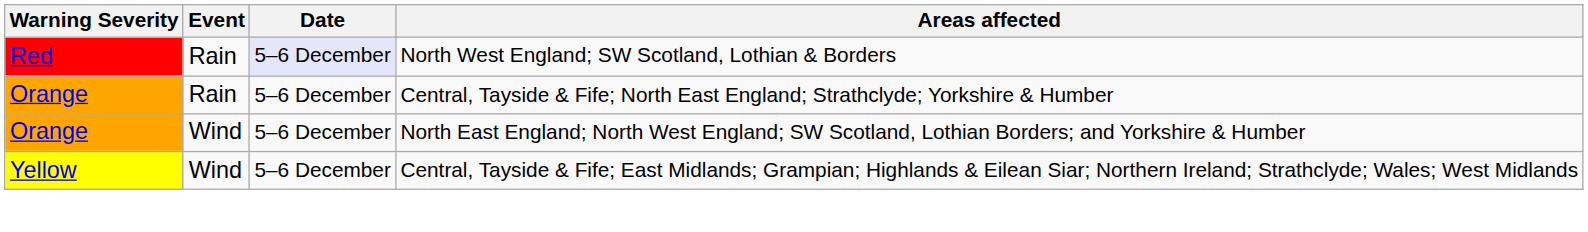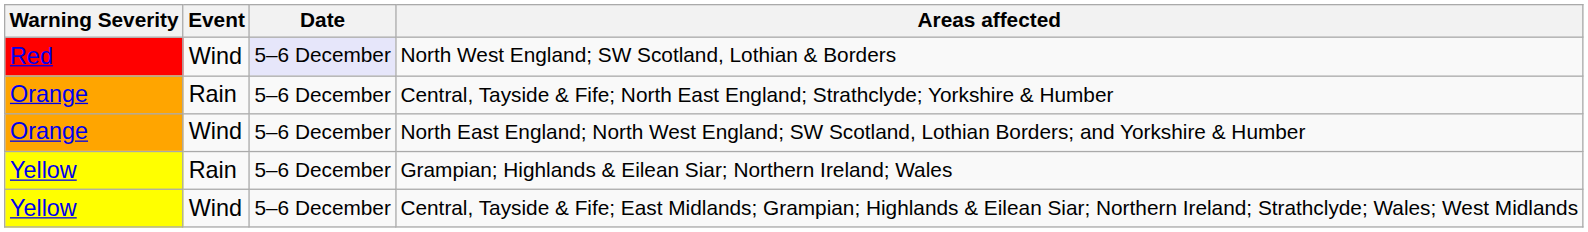(213, 56) Rain -> (215, 56) Wind
+ row: (676, 170)
